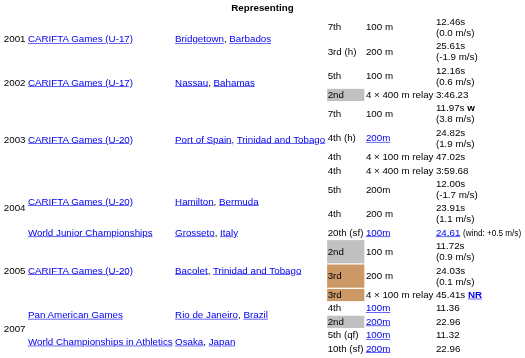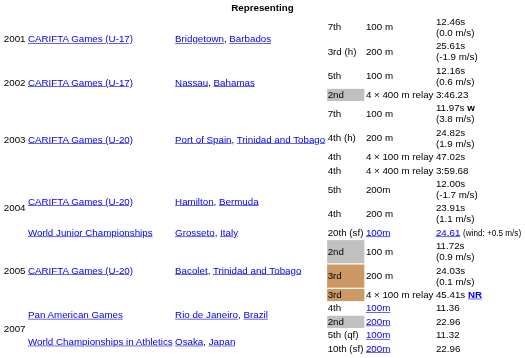(378, 138) 200m -> (379, 138) 200 m
